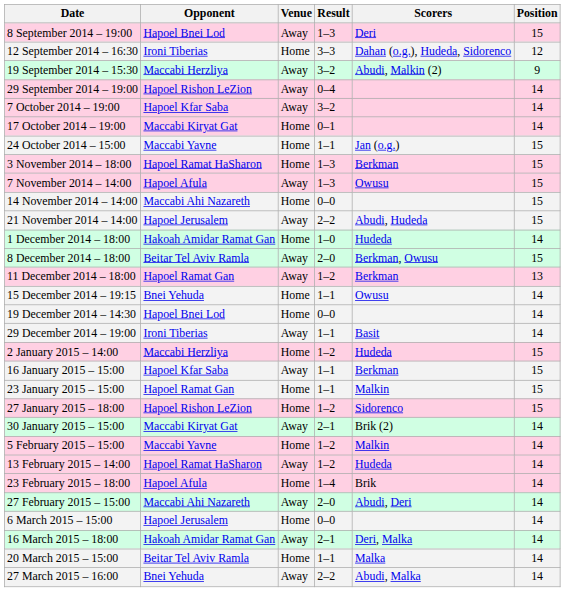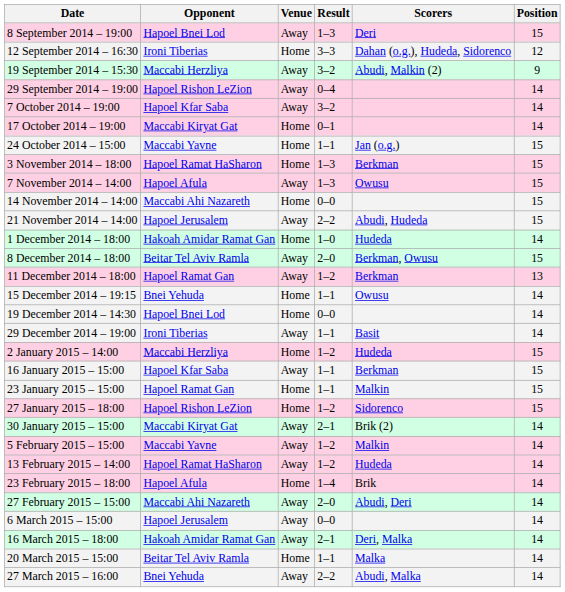(295, 445) Home -> (294, 445) Away
(295, 520) Home -> (294, 520) Away
